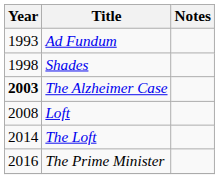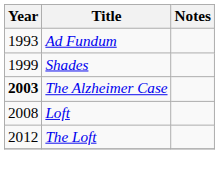(23, 64) 1998 -> (23, 64) 1999
(23, 137) 2014 -> (23, 137) 2012
- row: (105, 161)
